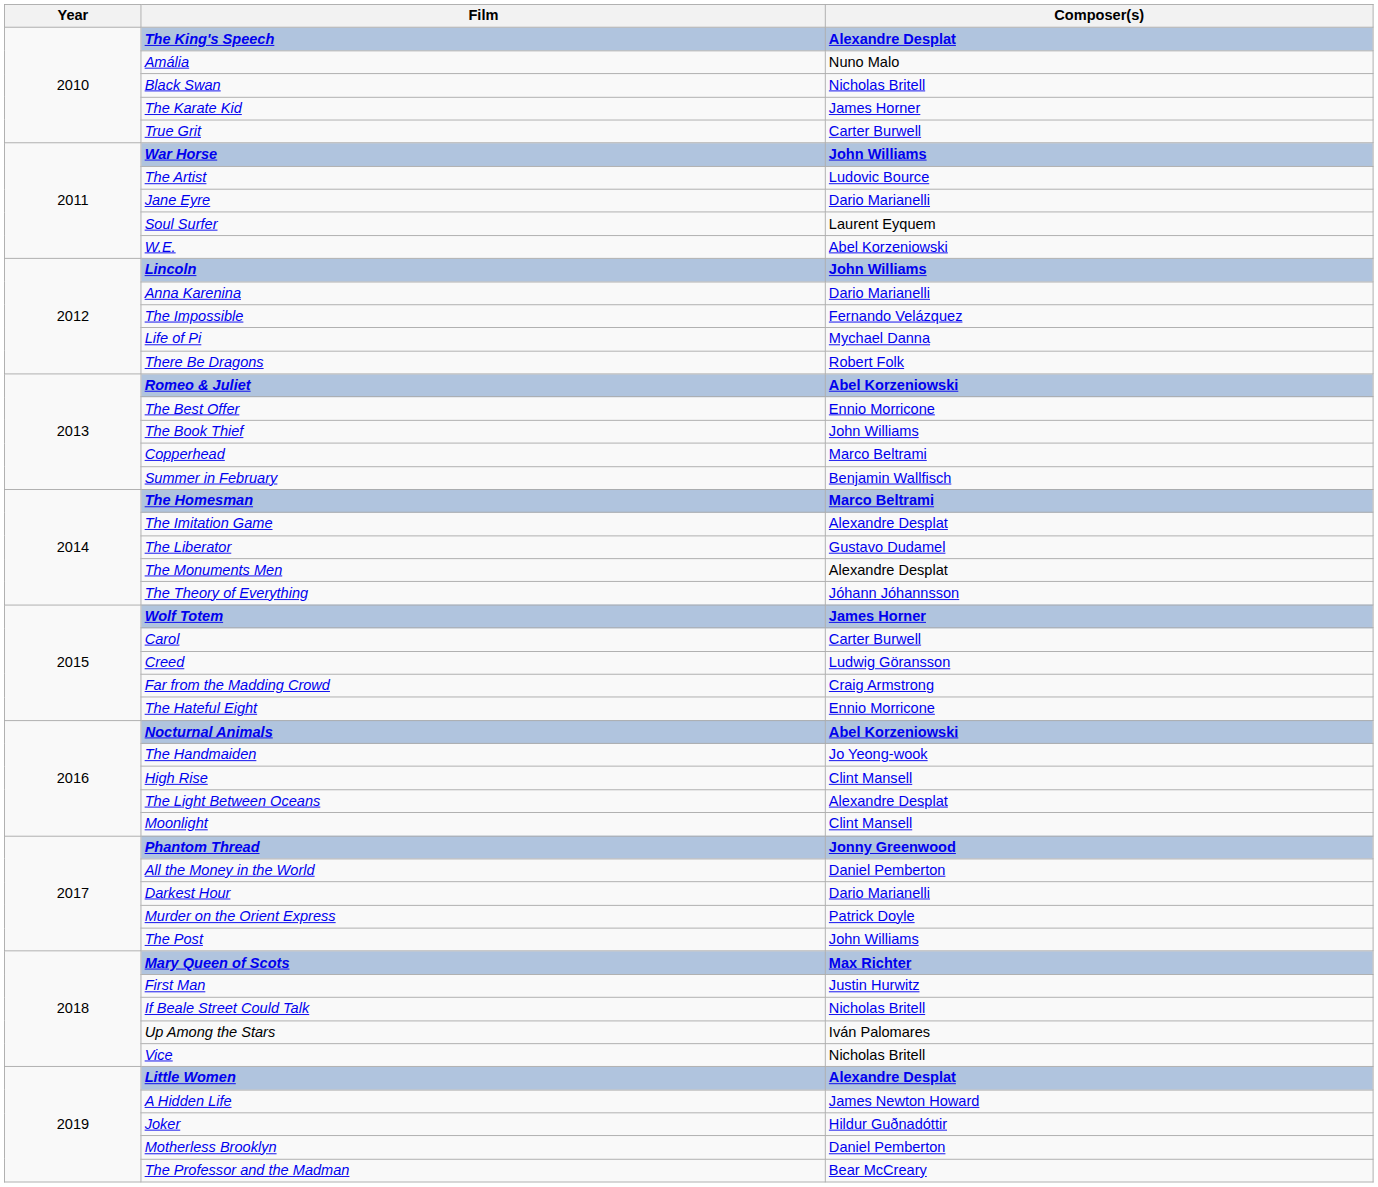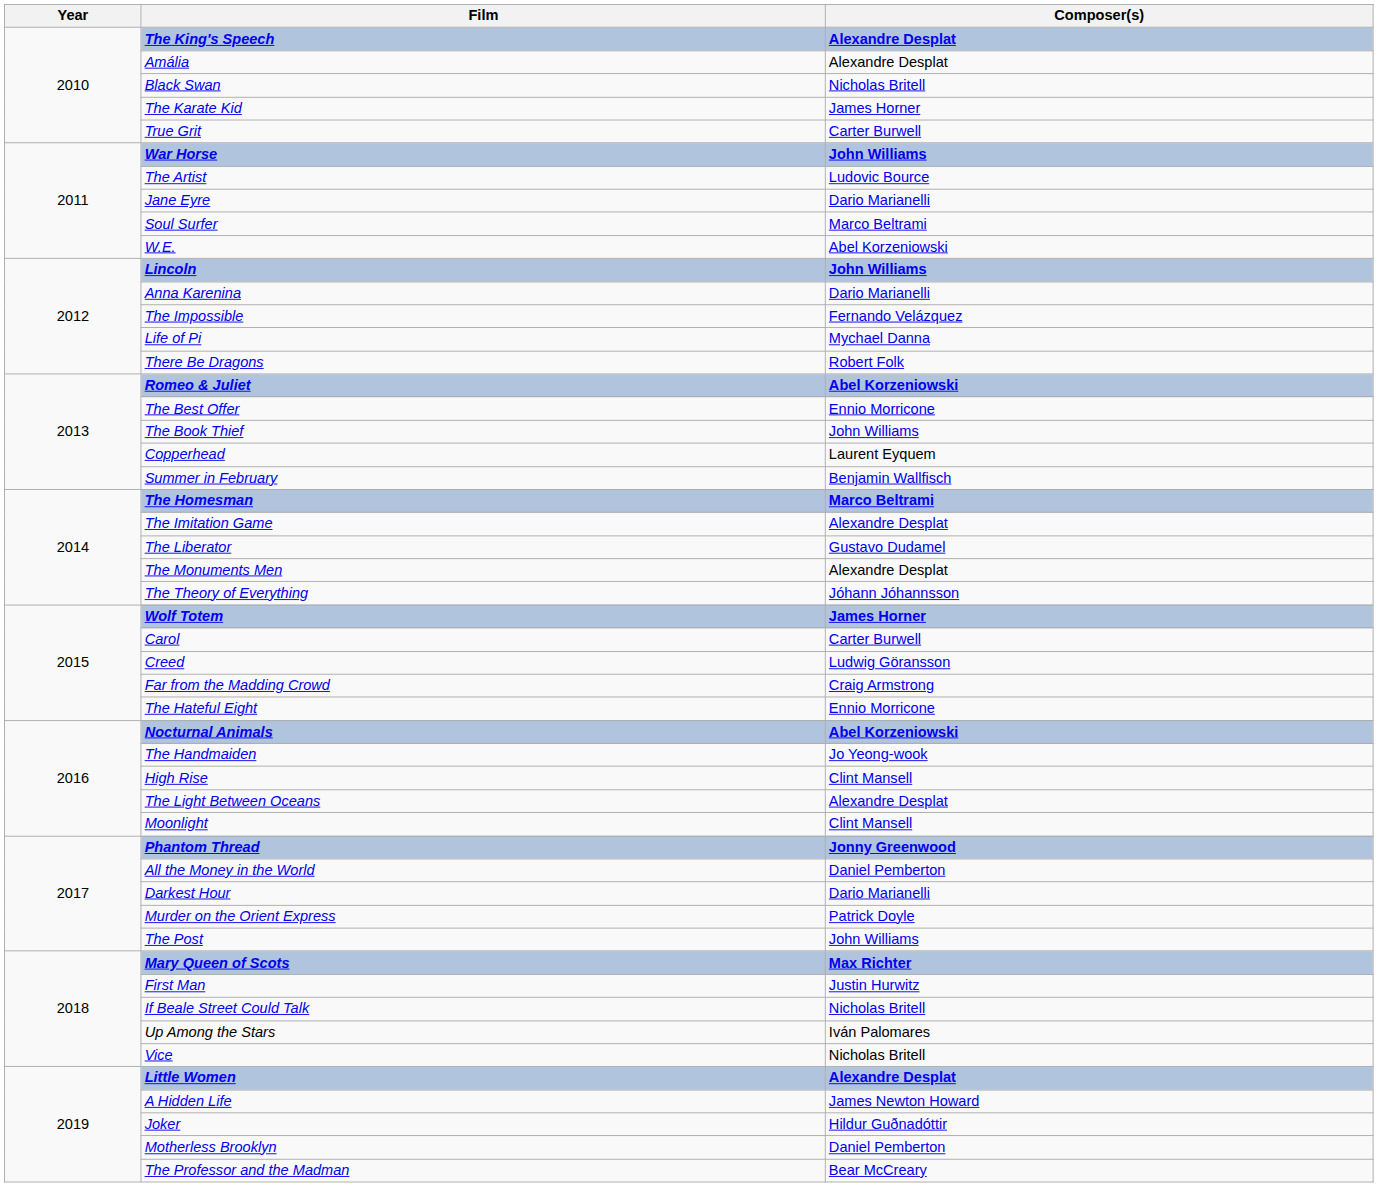(864, 62) Nuno Malo -> (888, 62) Alexandre Desplat
(882, 223) Laurent Eyquem -> (878, 223) Marco Beltrami
(878, 454) Marco Beltrami -> (882, 454) Laurent Eyquem
